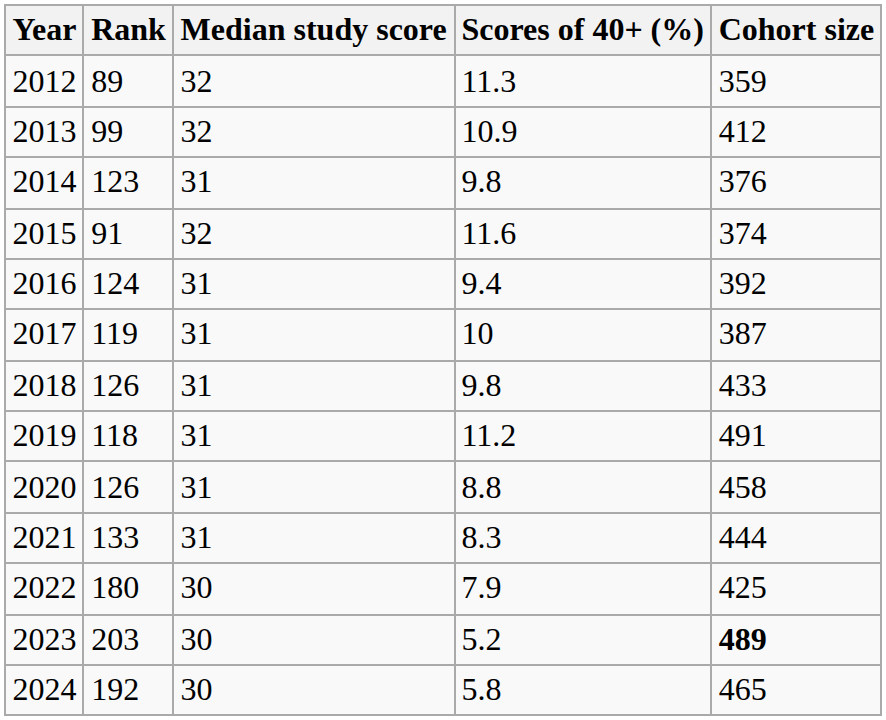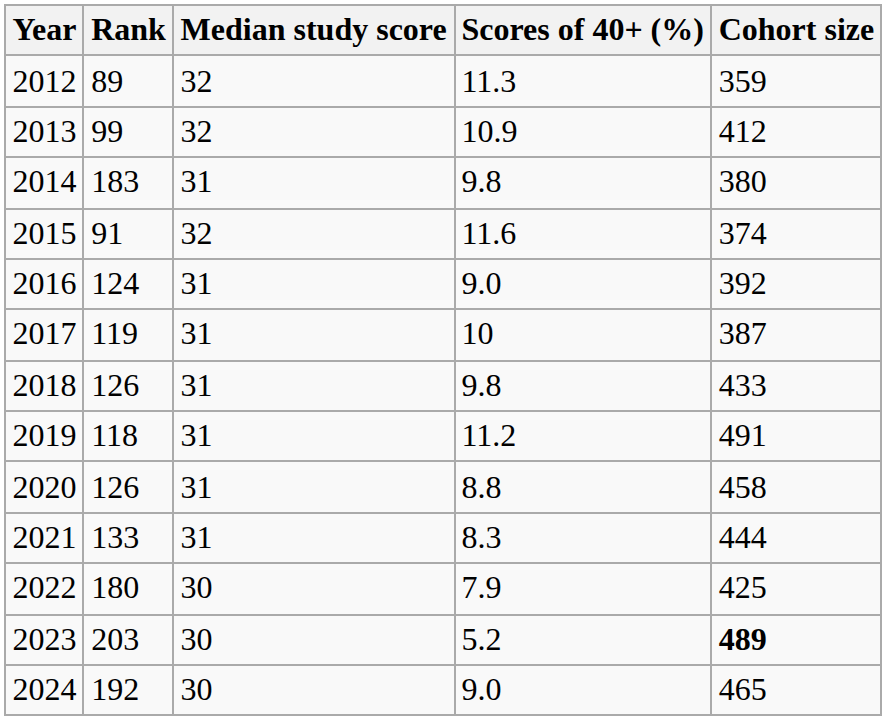(115, 182) 123 -> (115, 182) 183
(743, 182) 376 -> (743, 182) 380
(481, 283) 9.4 -> (481, 283) 9.0
(481, 689) 5.8 -> (481, 689) 9.0
